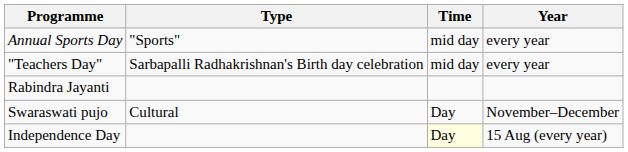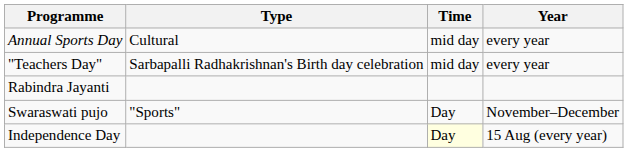(155, 40) "Sports" -> (154, 40) Cultural
(154, 111) Cultural -> (155, 111) "Sports"
